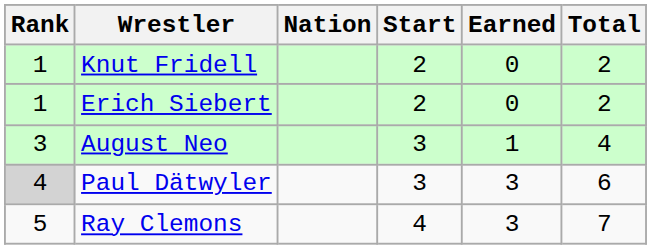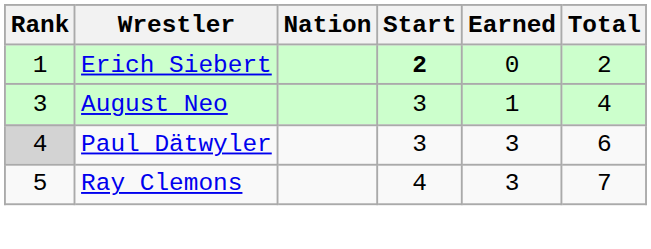- row: (169, 65)
(420, 105) normal -> (420, 65) bold
